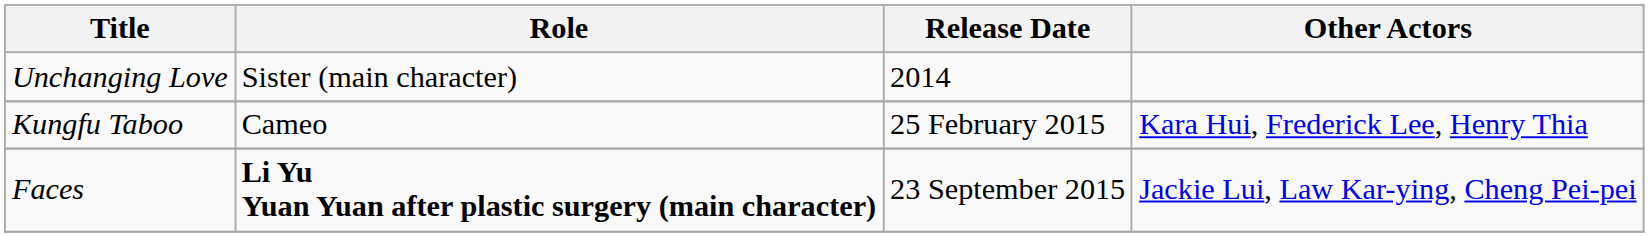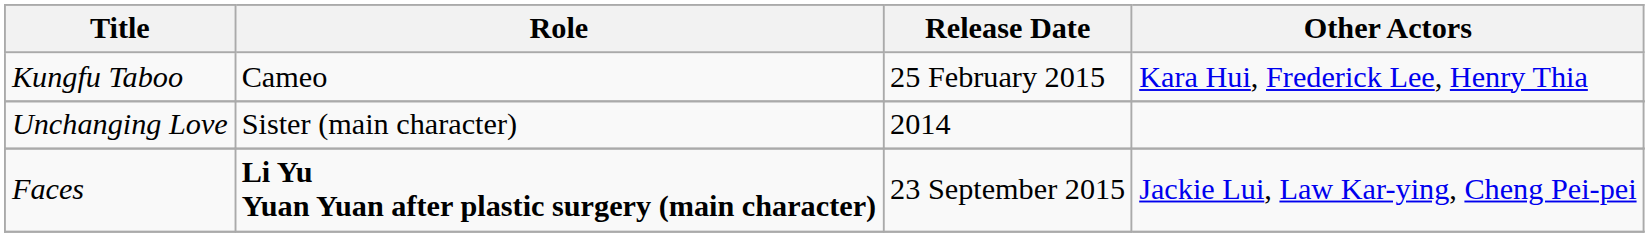rows swapped: (120, 76) <-> (97, 124)
